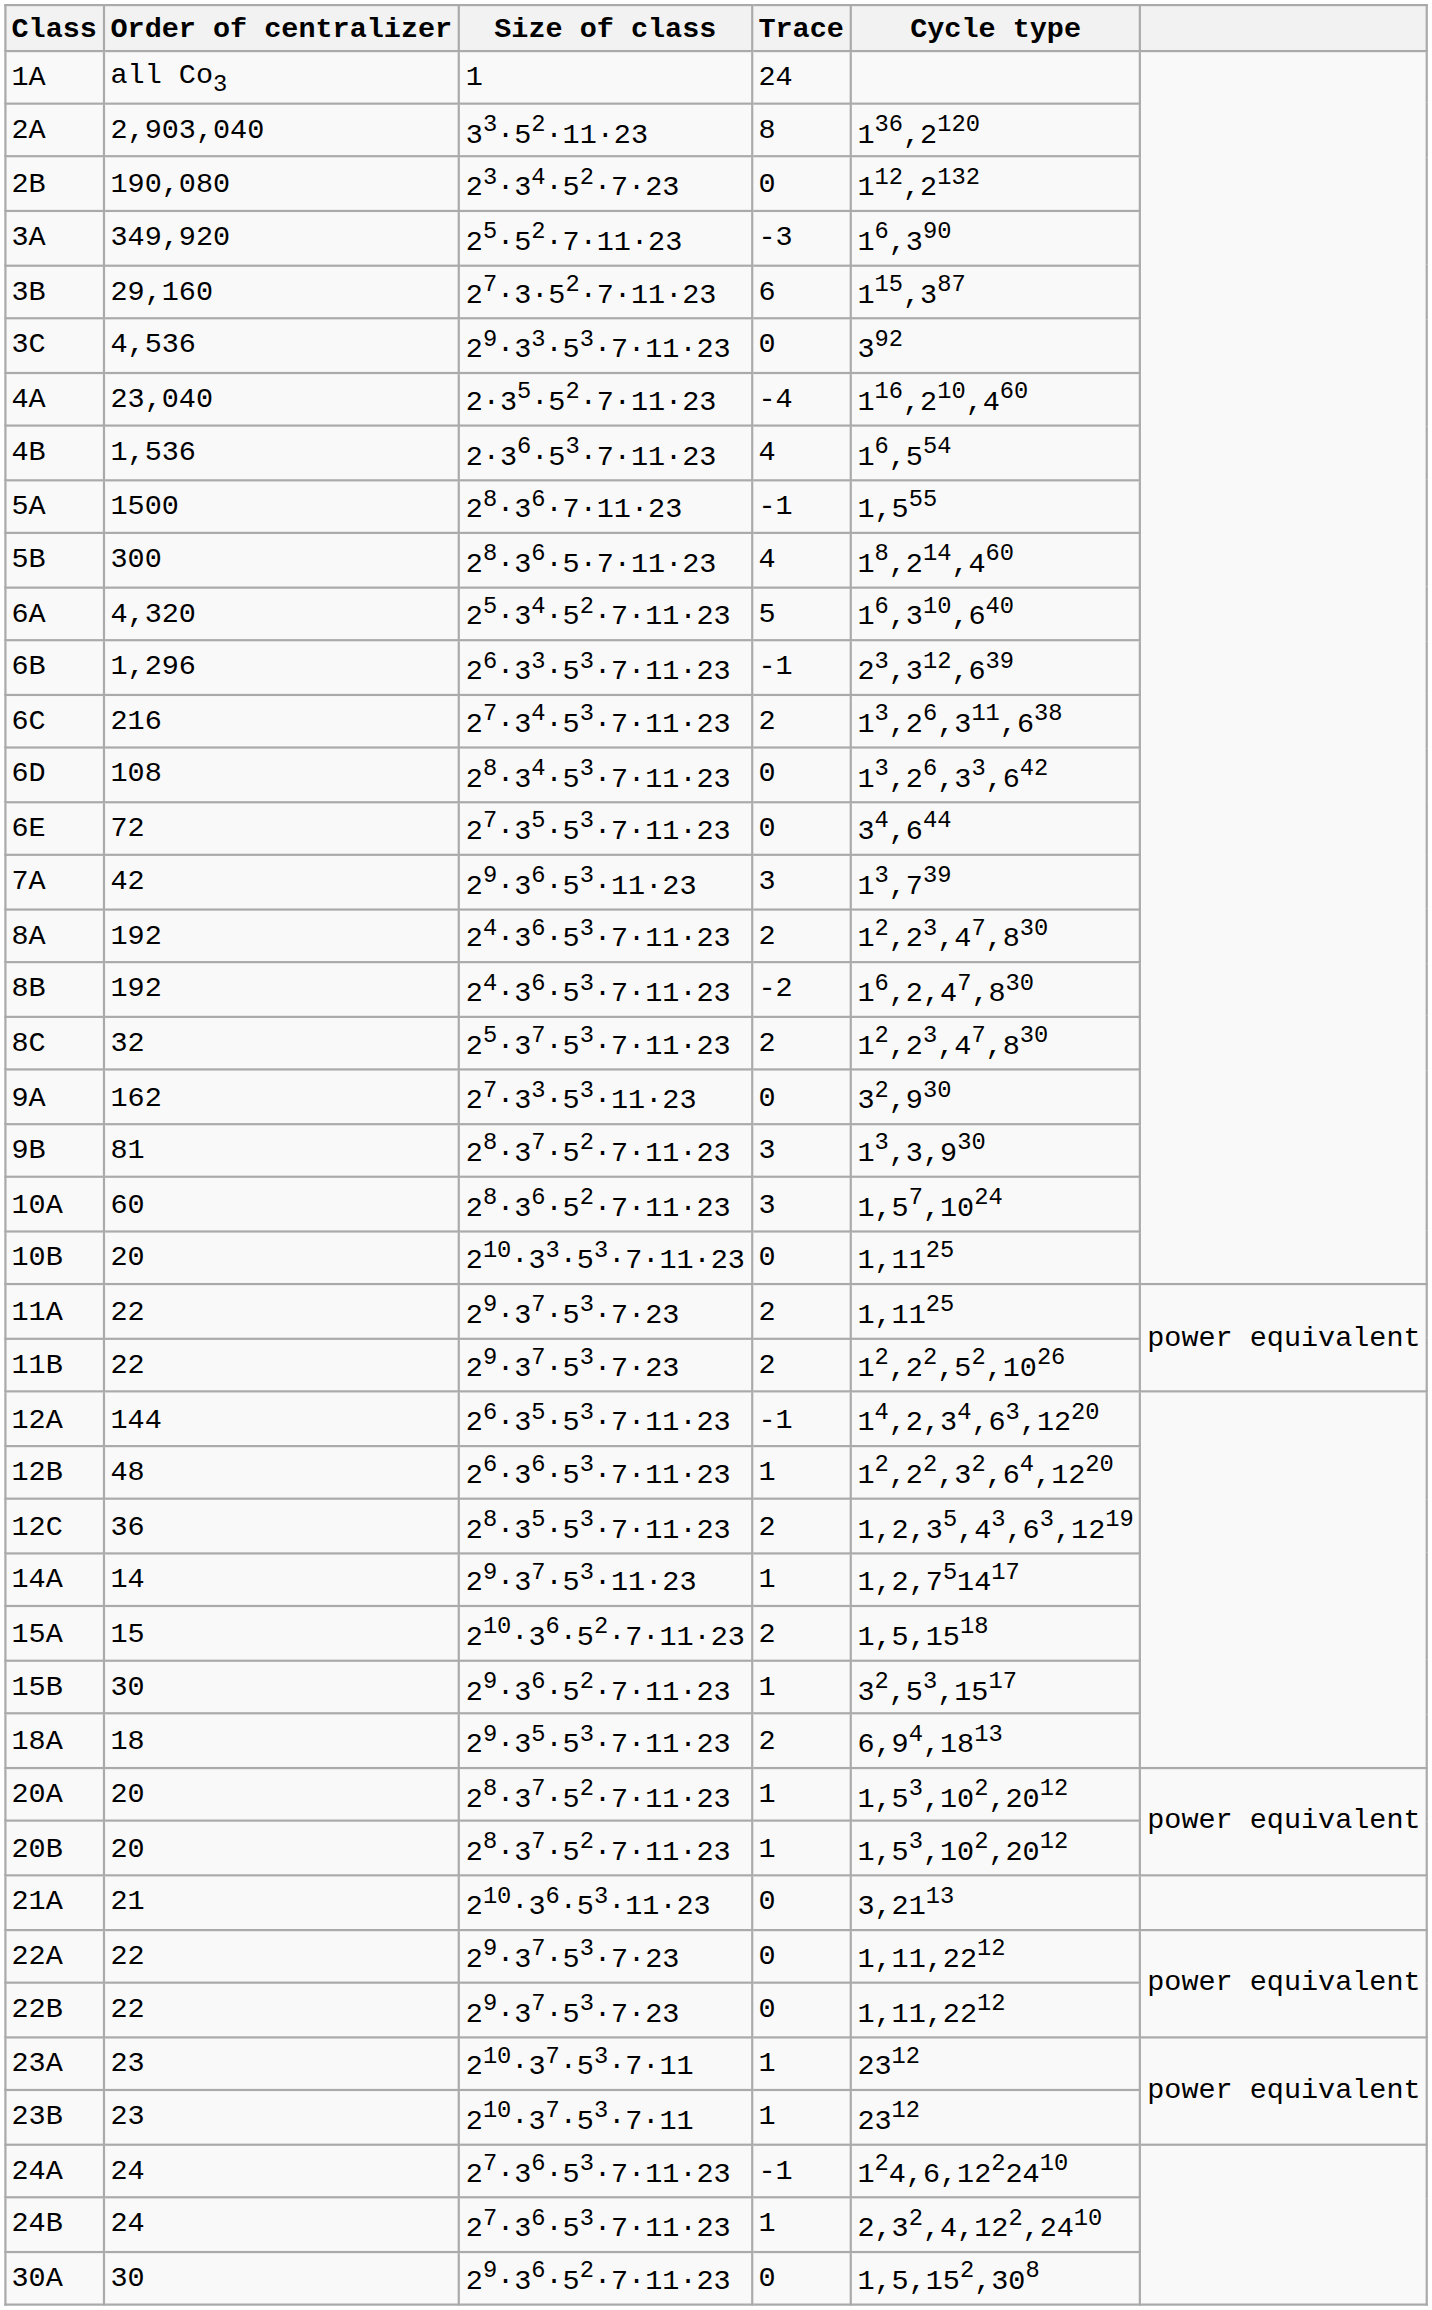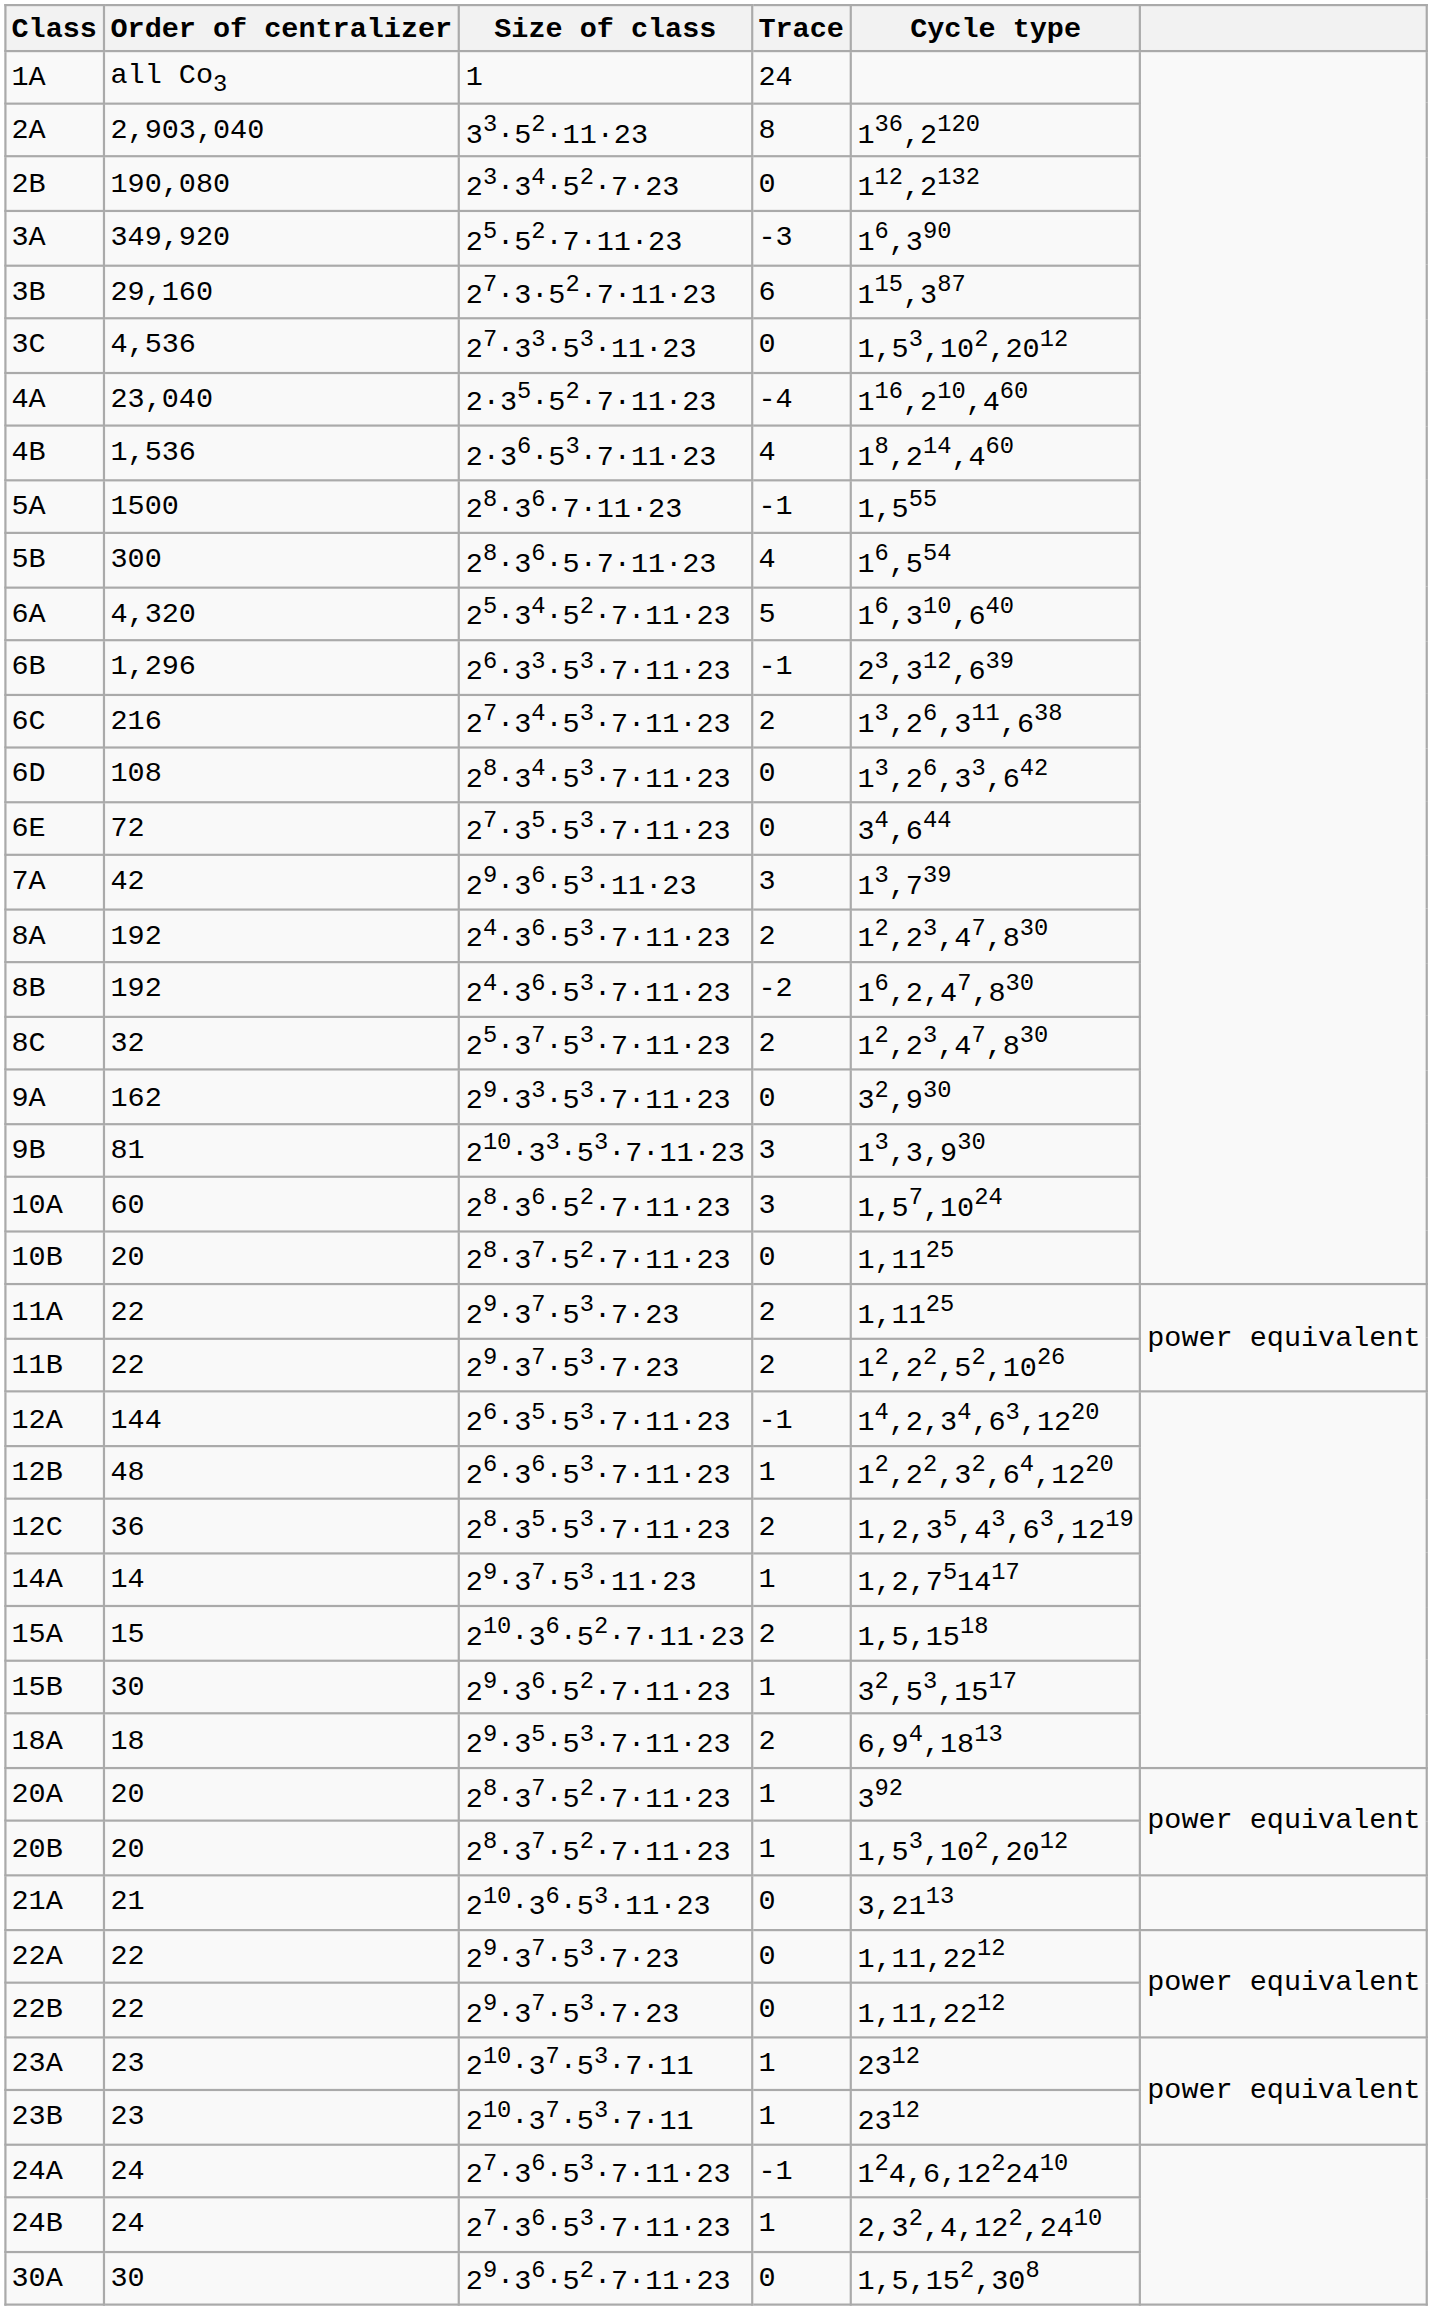(598, 345) 29·33·53·7·11·23 -> (581, 345) 27·33·53·11·23
(880, 345) 392 -> (963, 345) 1,53,102,2012
(904, 453) 16,554 -> (936, 453) 18,214,460
(936, 560) 18,214,460 -> (904, 560) 16,554
(581, 1097) 27·33·53·11·23 -> (598, 1097) 29·33·53·7·11·23
(598, 1151) 28·37·52·7·11·23 -> (605, 1151) 210·33·53·7·11·23
(605, 1258) 210·33·53·7·11·23 -> (598, 1258) 28·37·52·7·11·23
(963, 1795) 1,53,102,2012 -> (880, 1795) 392
